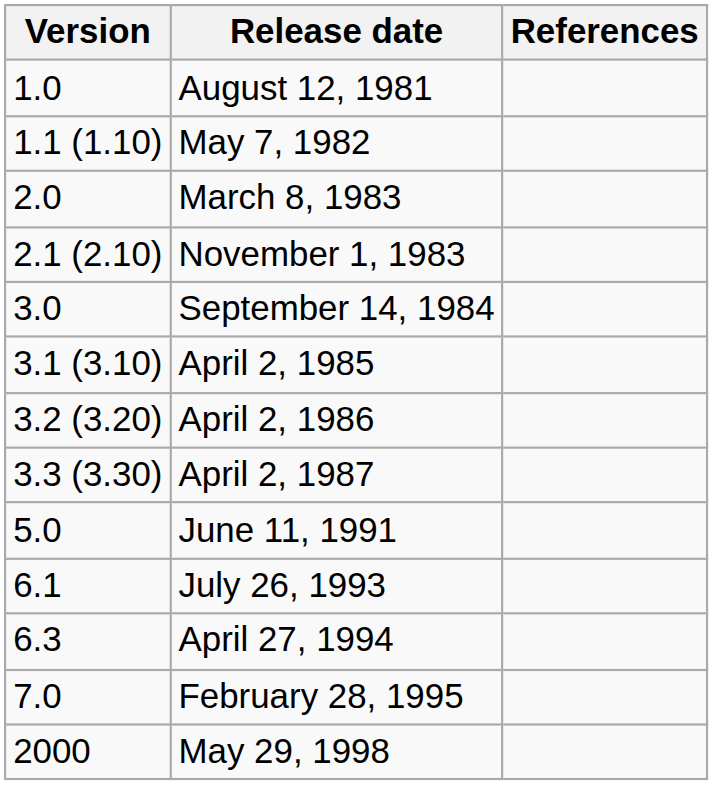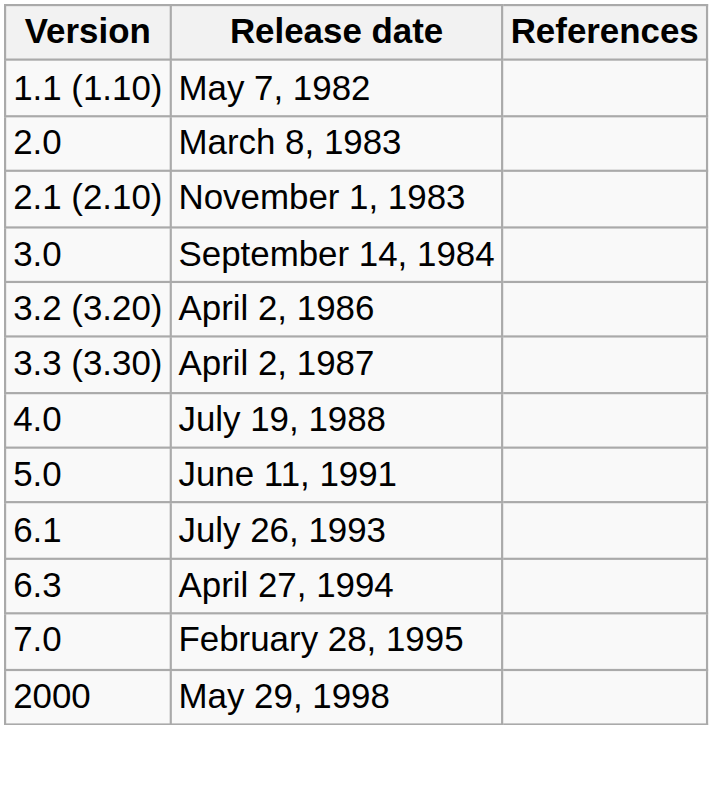- row: (306, 87)
- row: (276, 364)
+ row: (282, 419)
